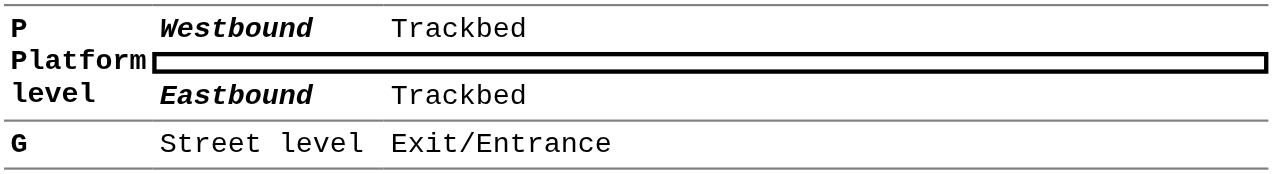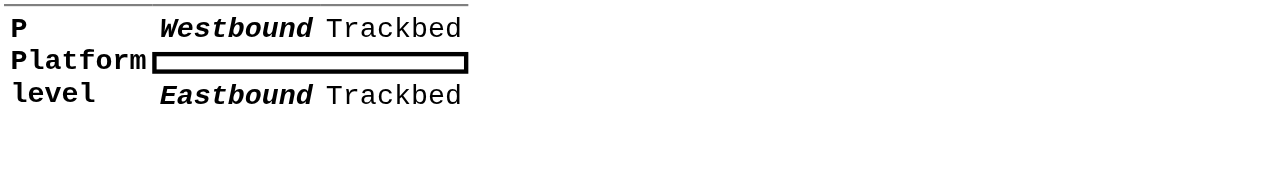- row: (262, 145)
